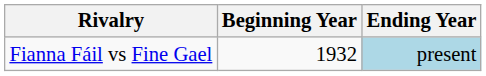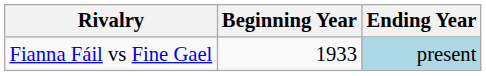(336, 53) 1932 -> (336, 53) 1933
